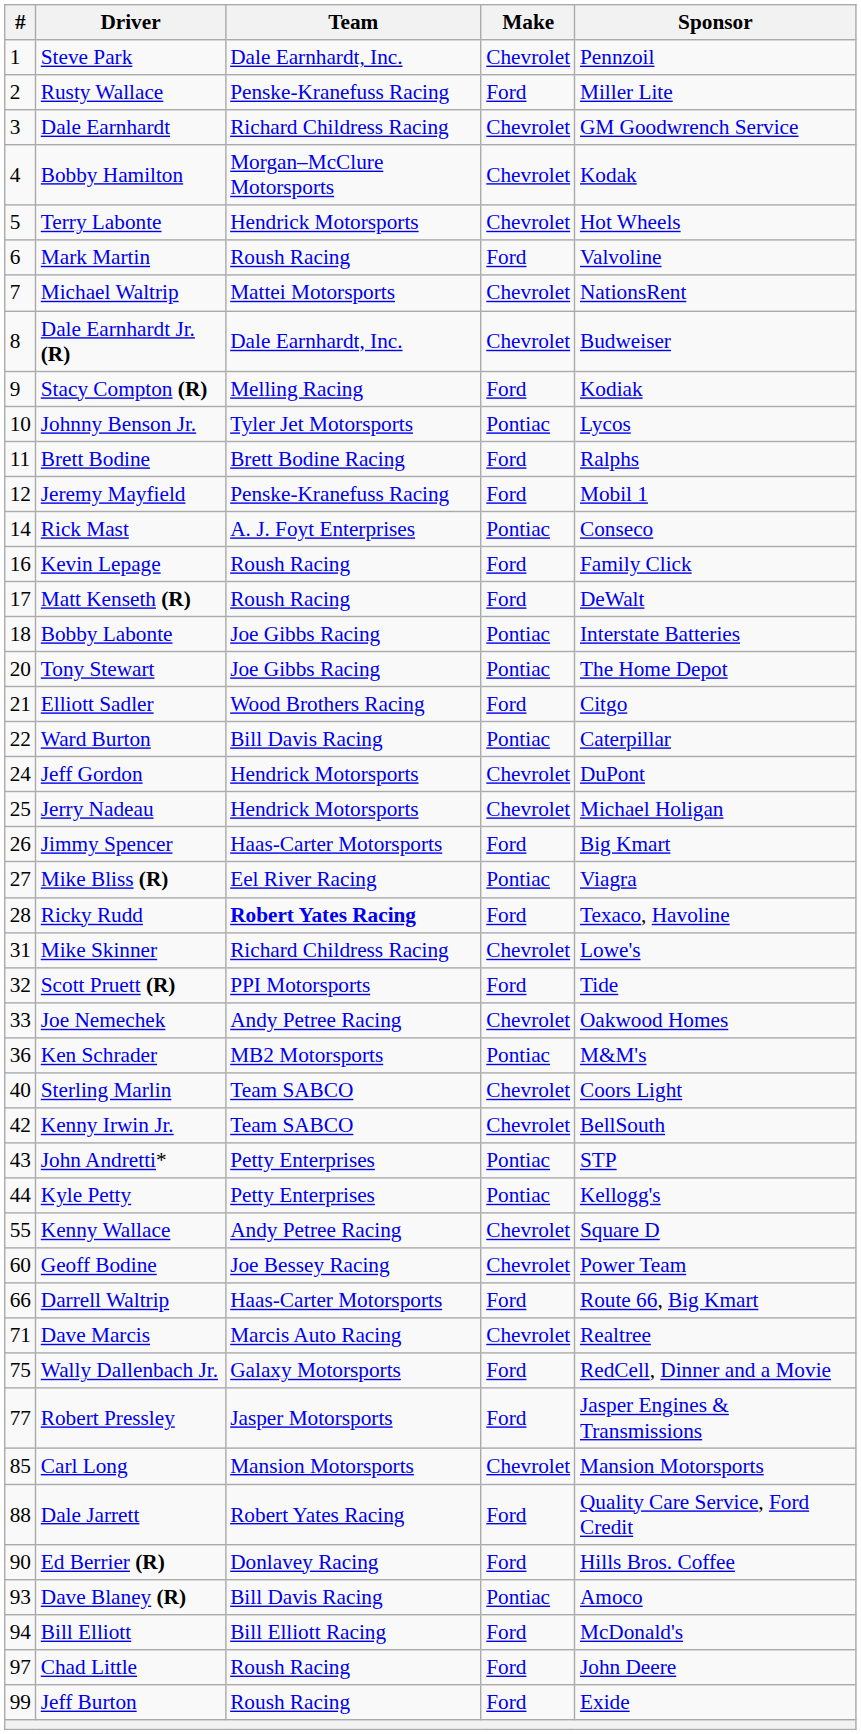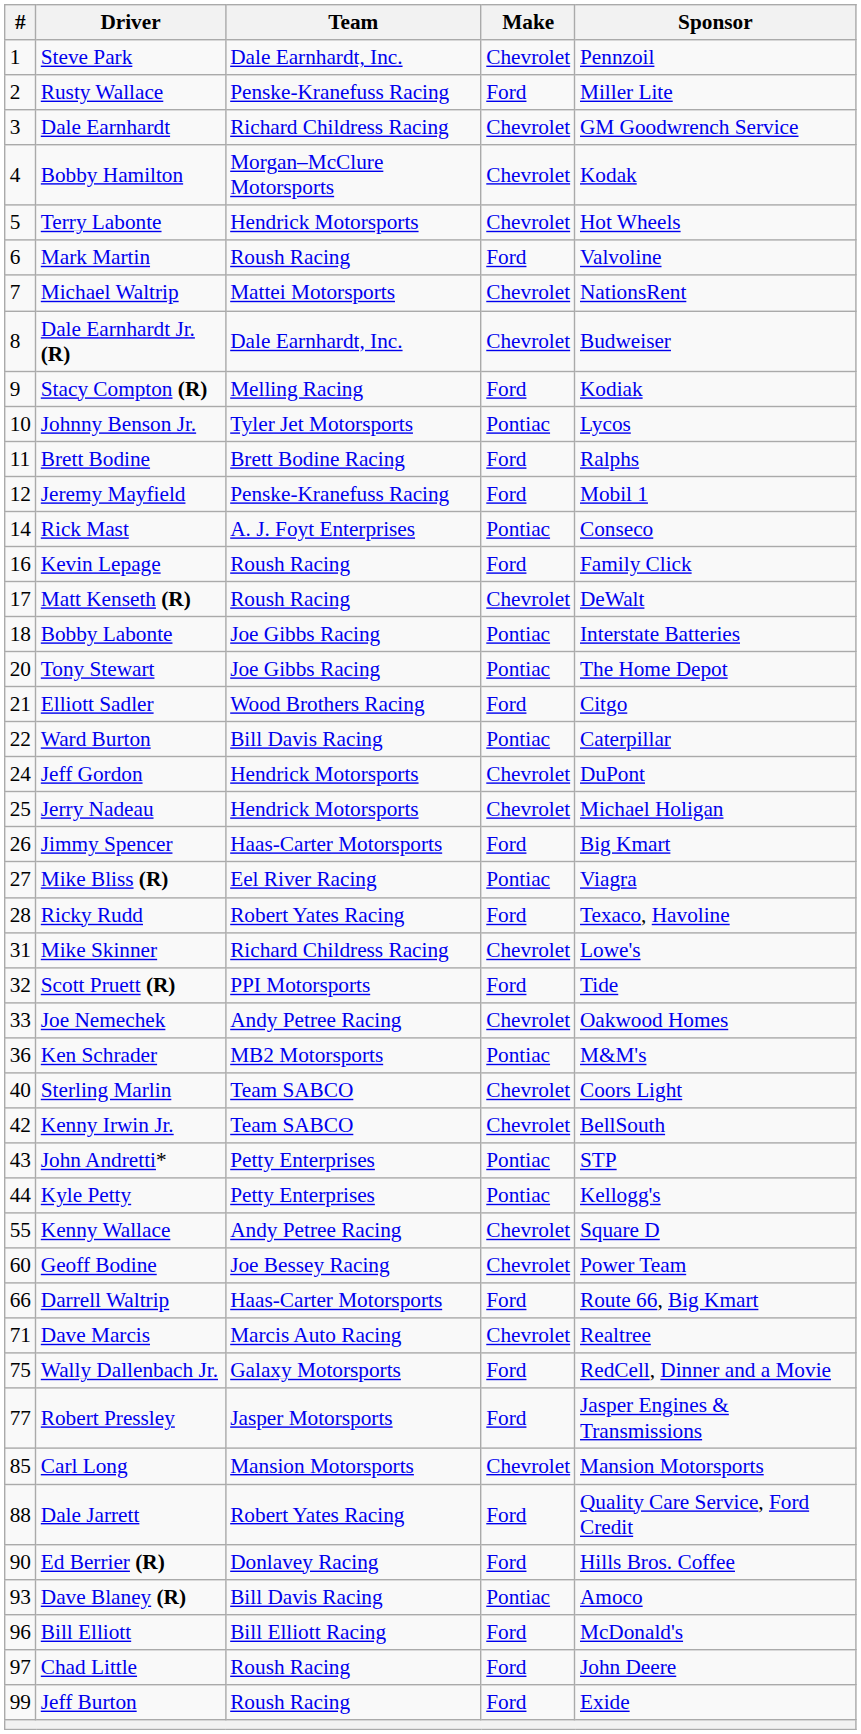(506, 598) Ford -> (528, 598) Chevrolet
(323, 914) bold -> (317, 914) normal
(20, 1631) 94 -> (20, 1631) 96
